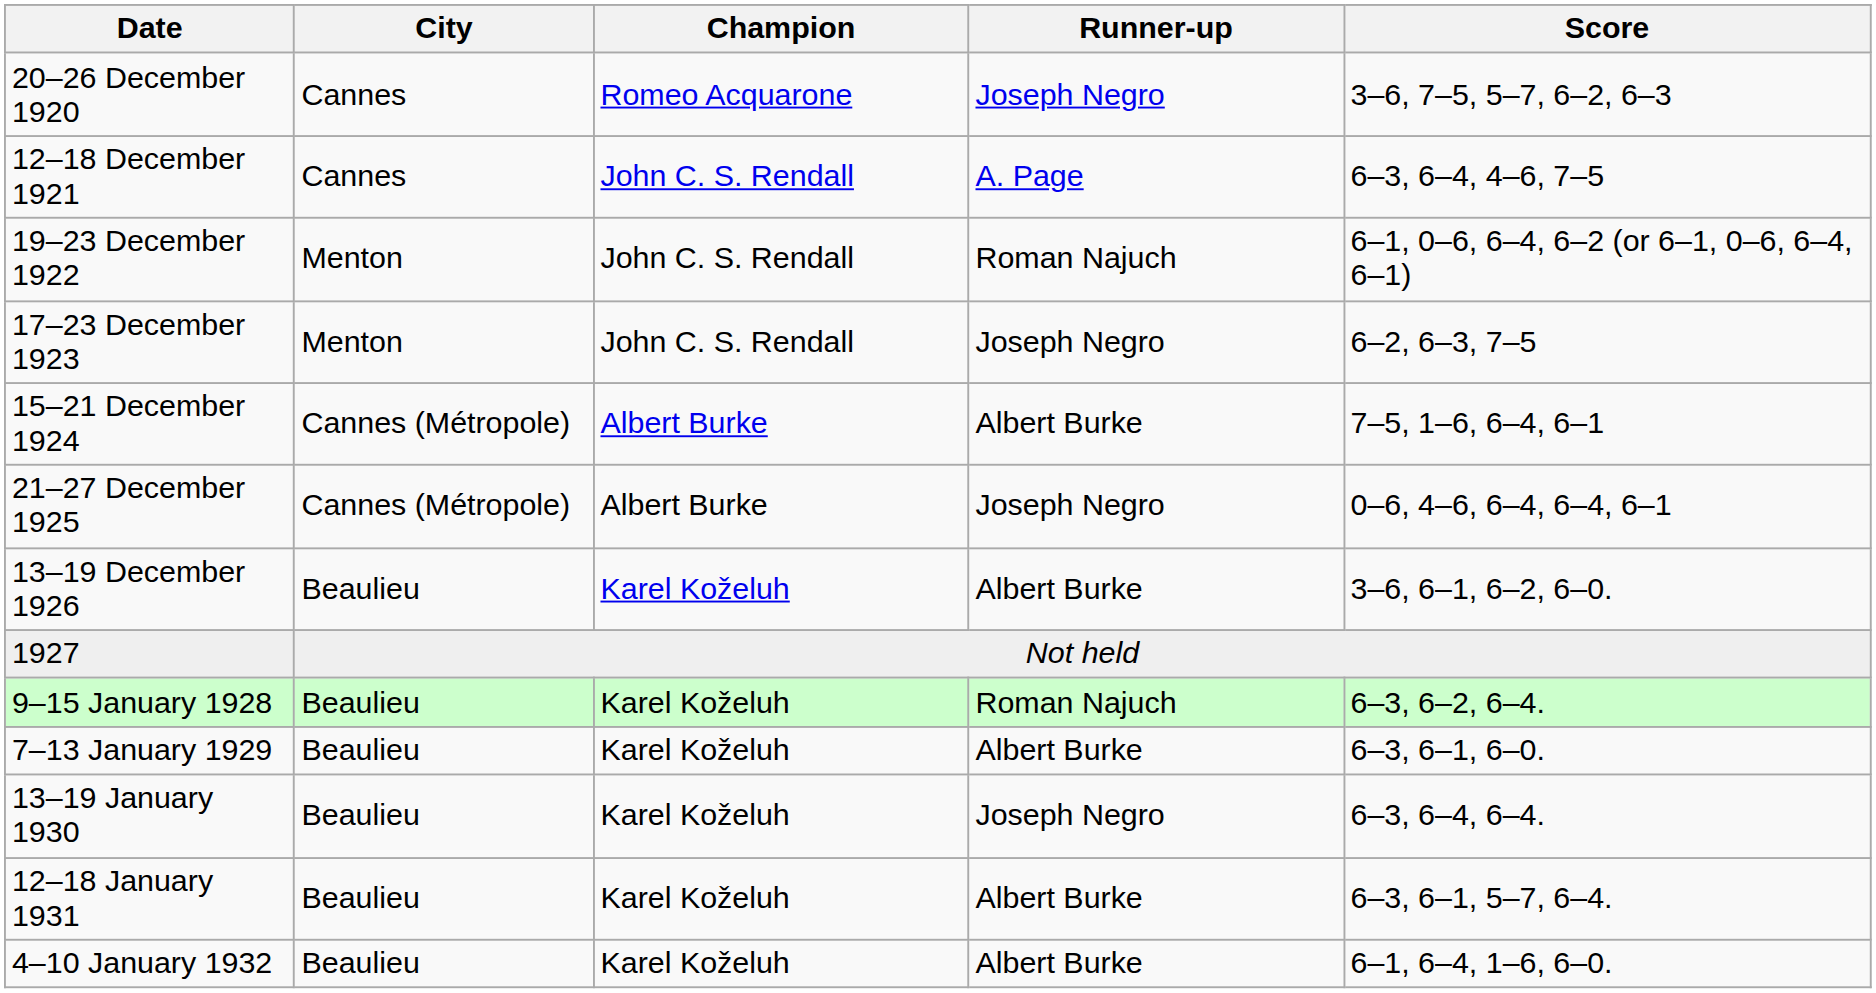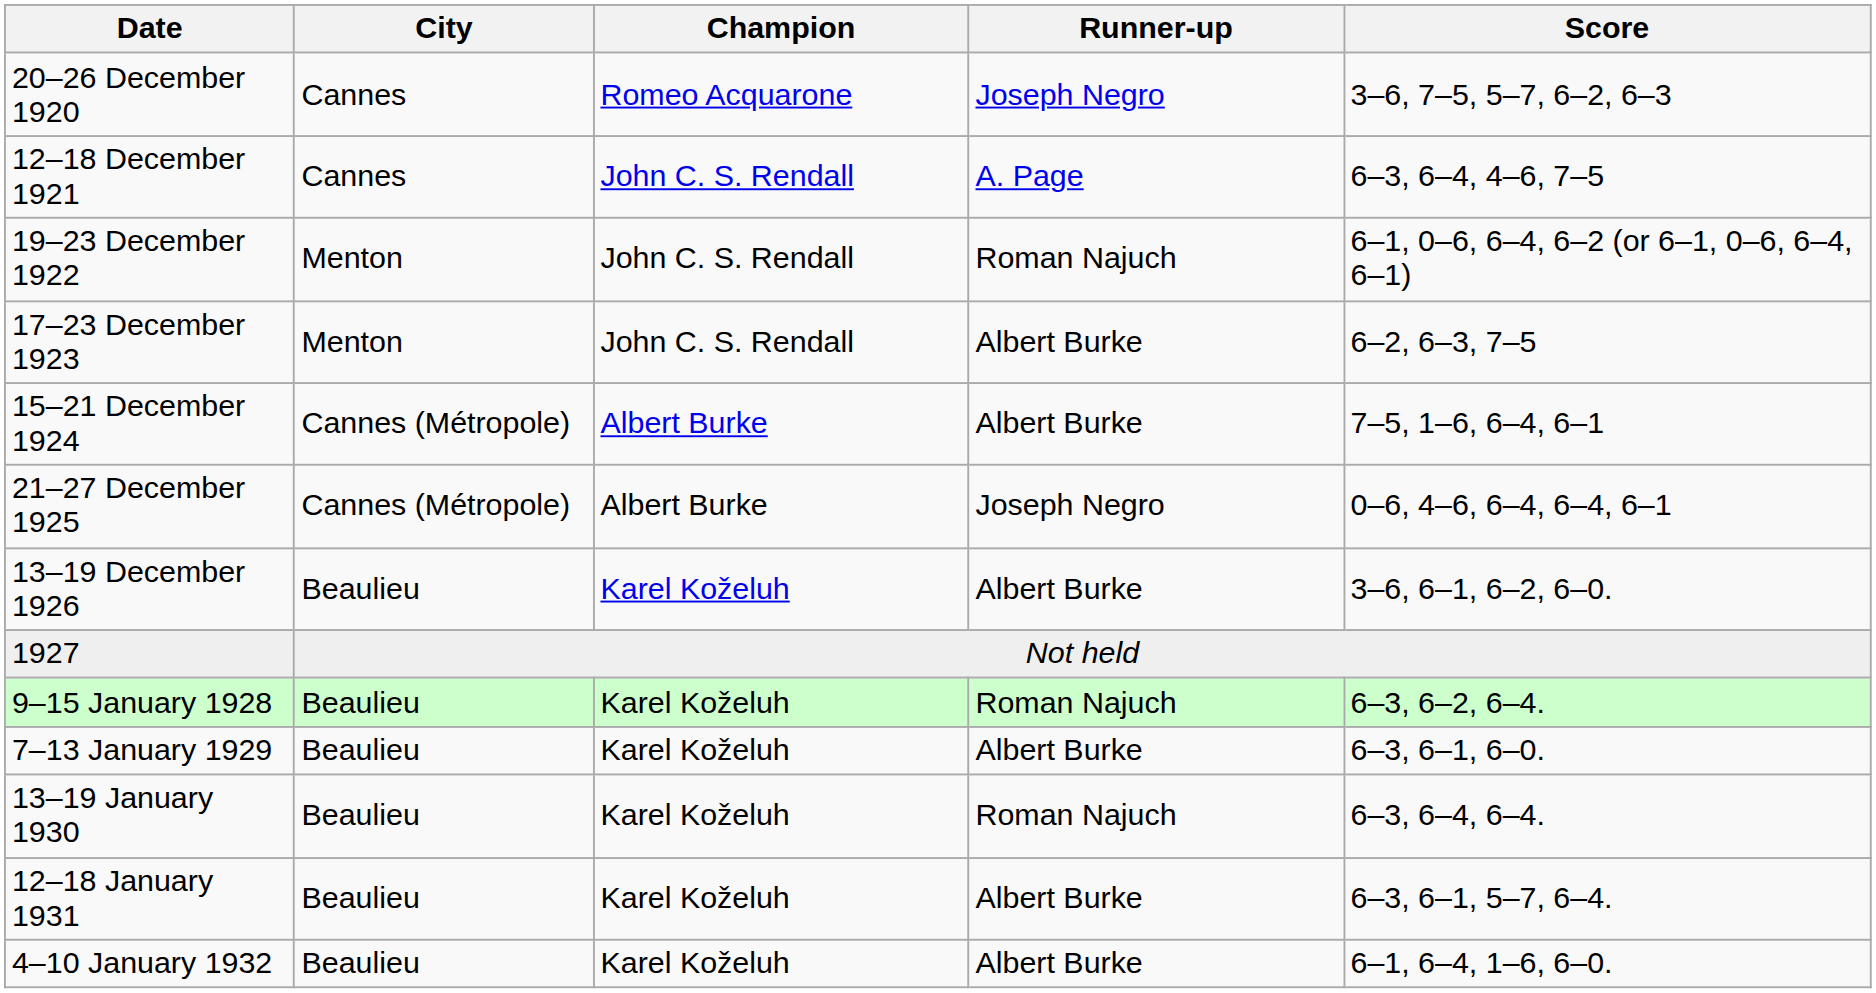(1070, 341) Joseph Negro -> (1059, 341) Albert Burke
(1070, 815) Joseph Negro -> (1076, 815) Roman Najuch
